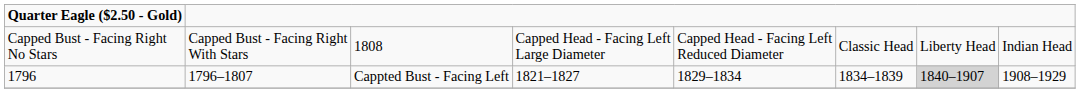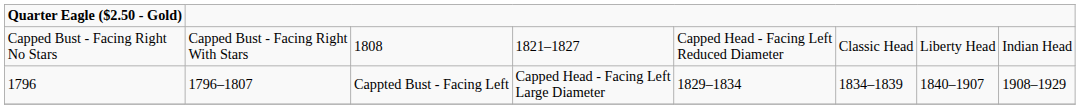(593, 46) Capped Head - Facing Left Large Diameter -> (548, 46) 1821–1827
(548, 76) 1821–1827 -> (593, 84) Capped Head - Facing Left Large Diameter
(952, 76) lightgrey background -> (952, 84) no background
